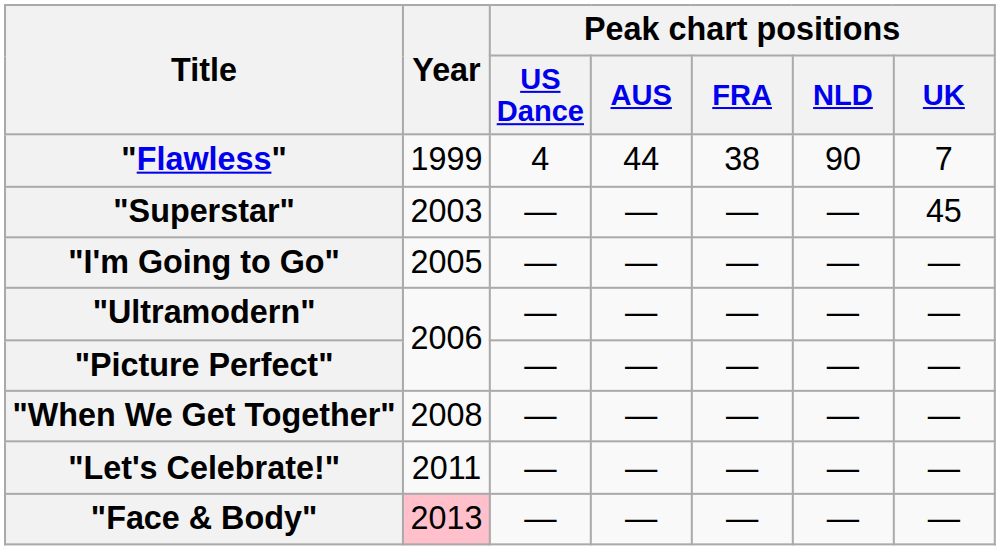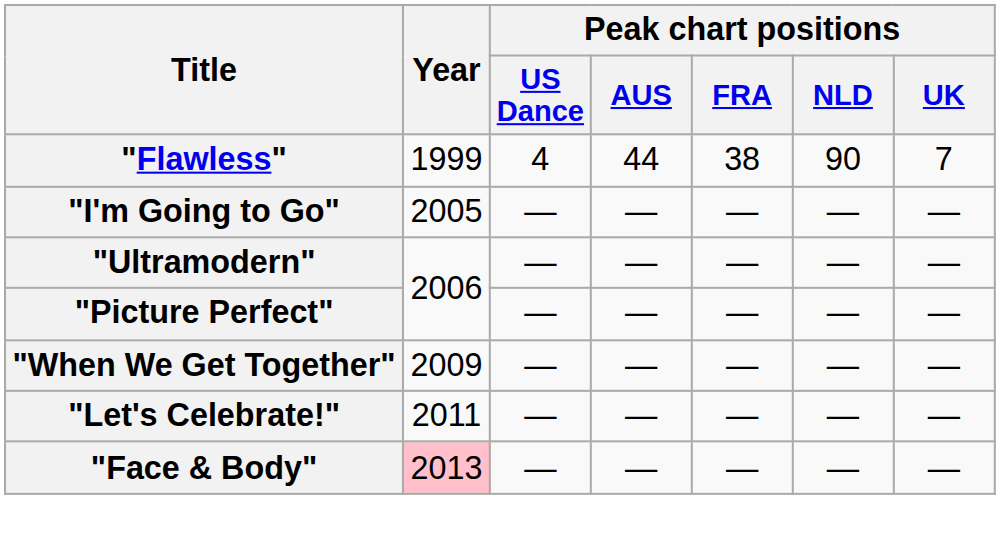- row: (204, 210)
(447, 415) 2008 -> (447, 364) 2009
